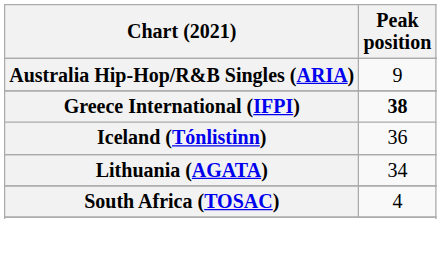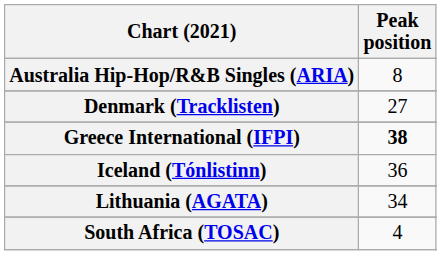(397, 74) 9 -> (397, 74) 8
+ row: (182, 106)
